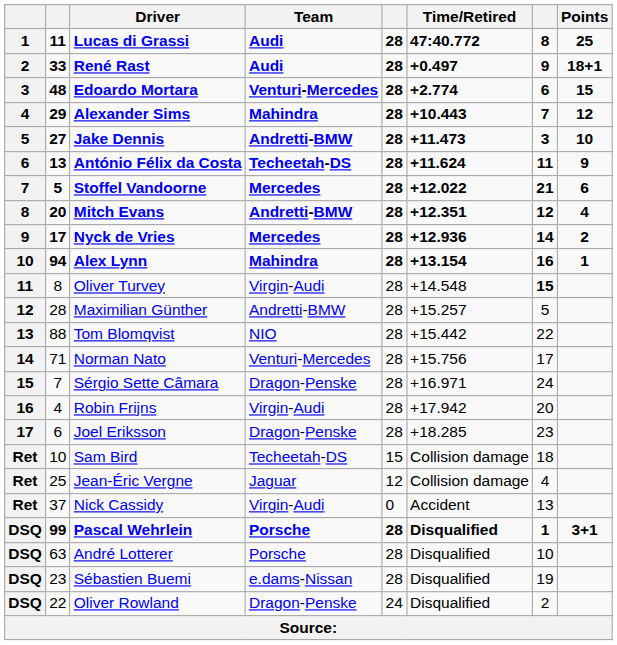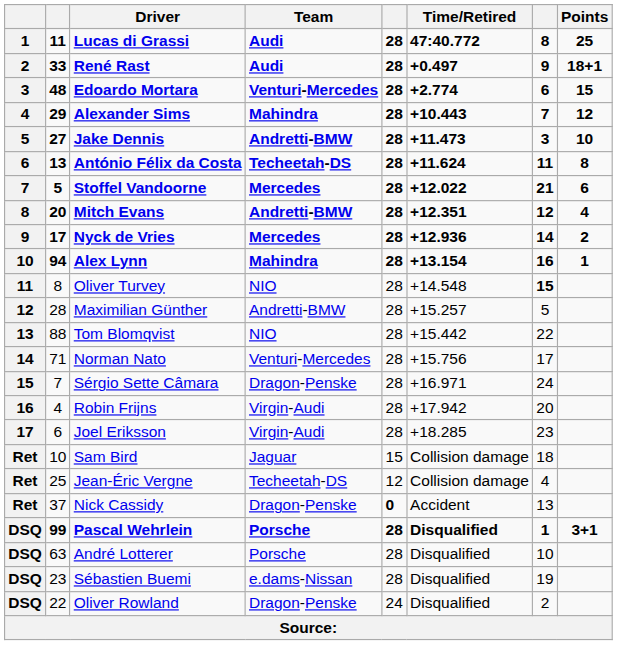(585, 163) 9 -> (585, 163) 8
(287, 285) Virgin-Audi -> (263, 285) NIO
(303, 432) Dragon-Penske -> (287, 432) Virgin-Audi
(298, 456) Techeetah-DS -> (273, 456) Jaguar
(273, 481) Jaguar -> (298, 481) Techeetah-DS
(287, 505) Virgin-Audi -> (303, 505) Dragon-Penske
(390, 505) normal -> (390, 505) bold
